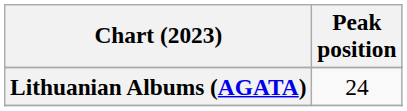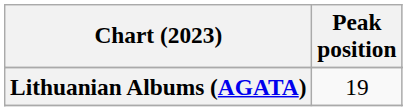(357, 86) 24 -> (357, 86) 19
